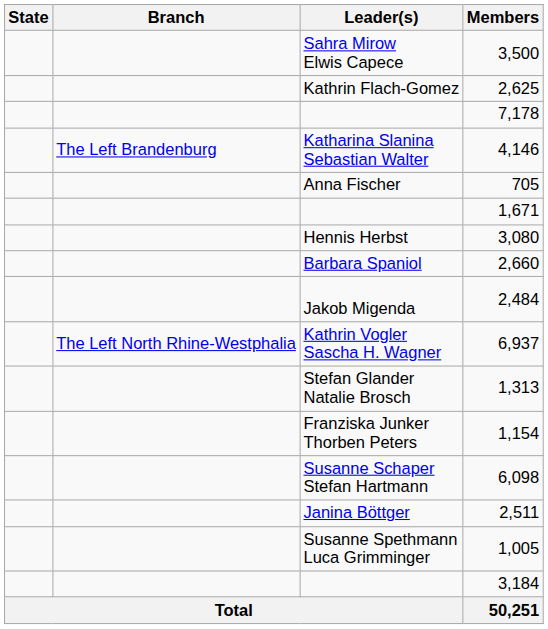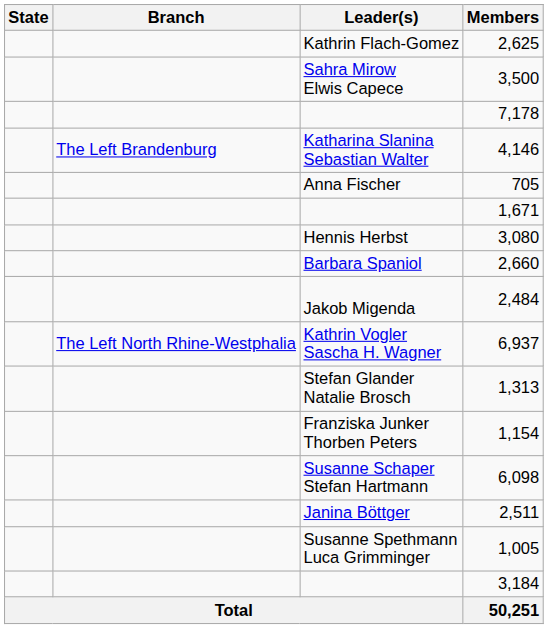rows swapped: (519, 52) <-> (519, 88)
